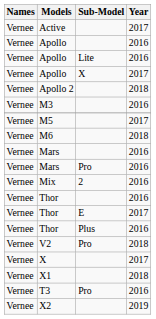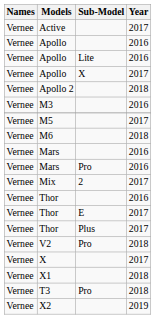(139, 182) 2016 -> (139, 182) 2017
(139, 228) 2016 -> (139, 228) 2017
(139, 290) 2016 -> (139, 290) 2018
